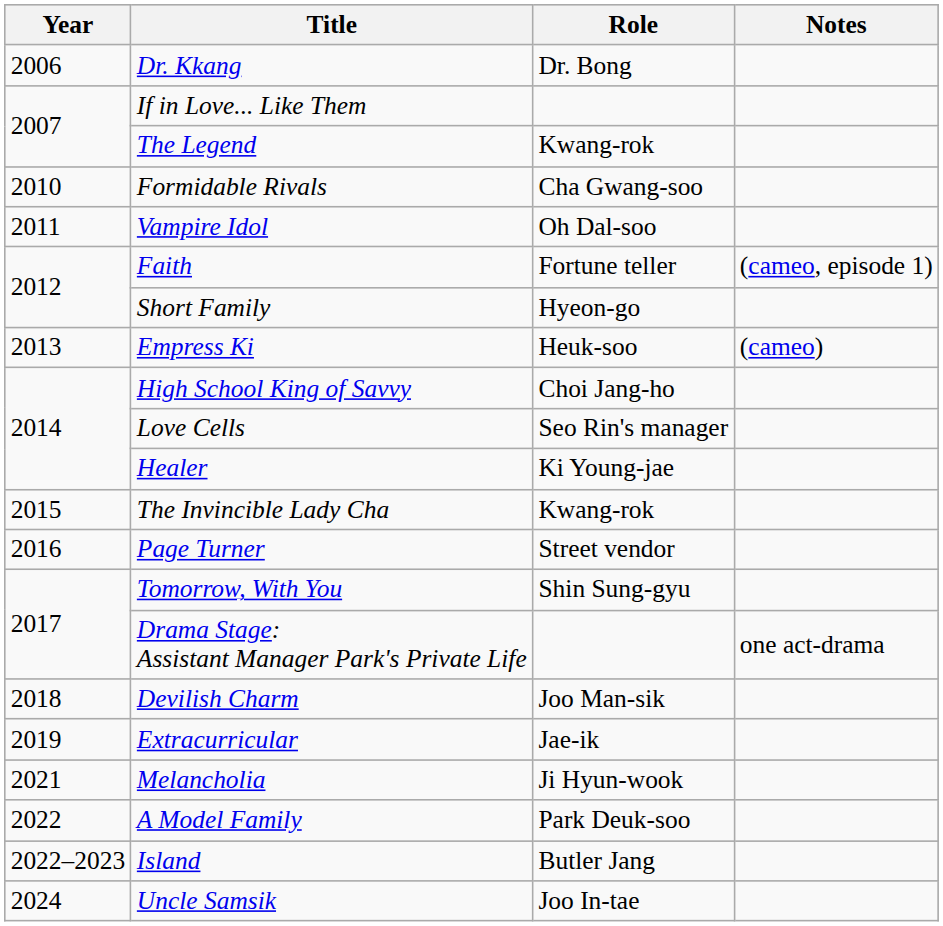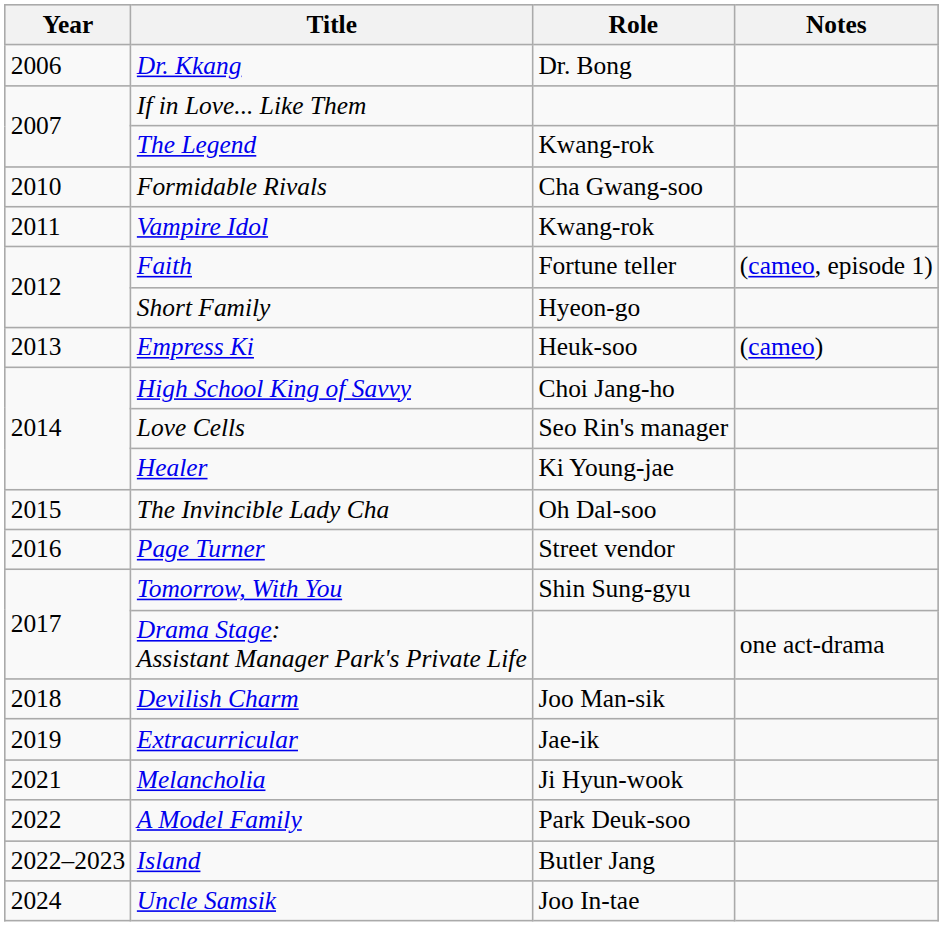(597, 226) Oh Dal-soo -> (596, 226) Kwang-rok
(596, 508) Kwang-rok -> (597, 508) Oh Dal-soo
